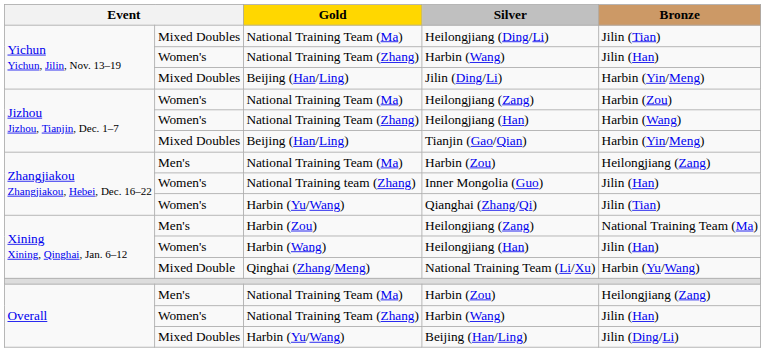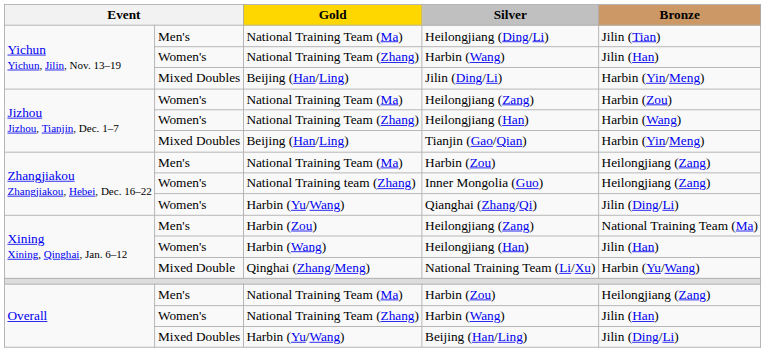(199, 36) Mixed Doubles -> (174, 36) Men's
(630, 183) Jilin (Han) -> (656, 183) Heilongjiang (Zang)
(631, 204) Jilin (Tian) -> (640, 204) Jilin (Ding/Li)
